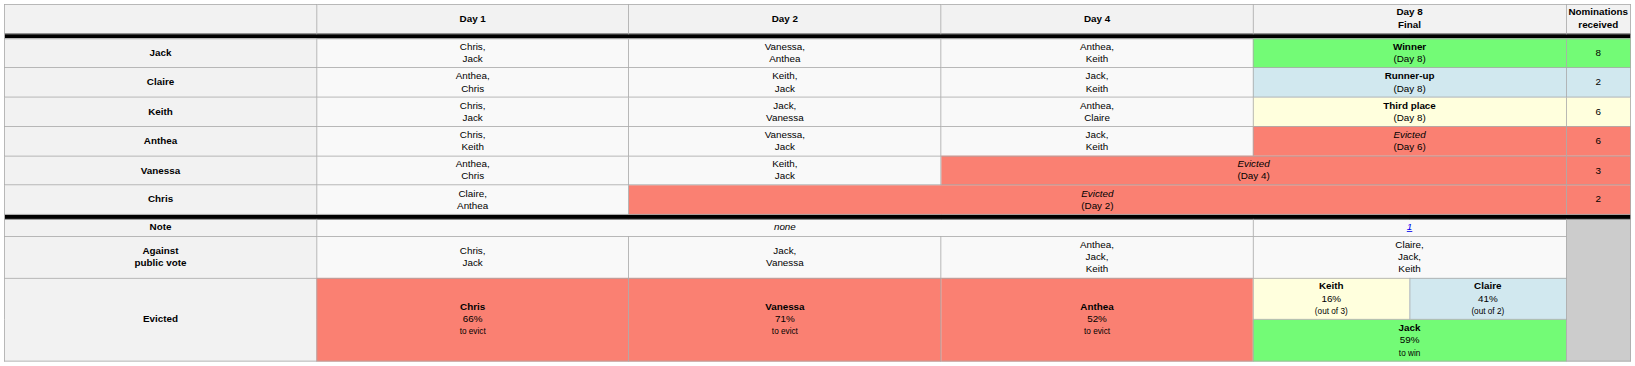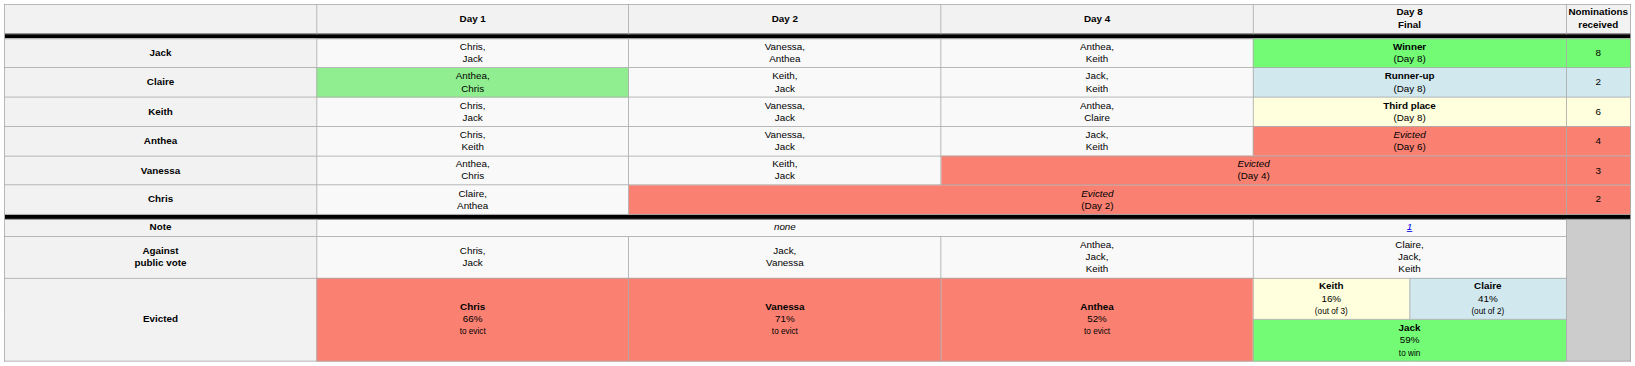(473, 82) no background -> (473, 82) lightgreen background
(785, 111) Jack, Vanessa -> (785, 111) Vanessa, Jack
(1598, 141) 6 -> (1598, 141) 4
